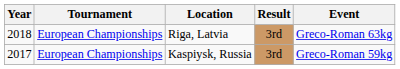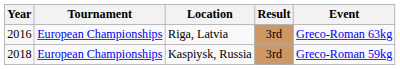(19, 34) 2018 -> (19, 34) 2016
(19, 54) 2017 -> (19, 54) 2018
